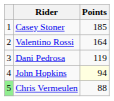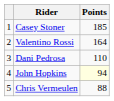(100, 58) 119 -> (100, 58) 110
(9, 88) lightgreen background -> (9, 88) no background
